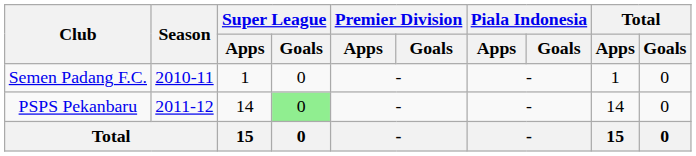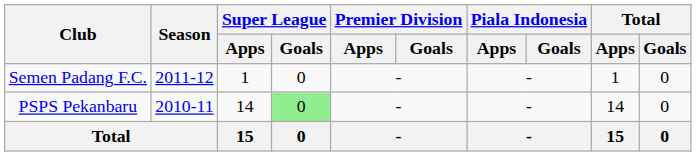(184, 77) 2010-11 -> (184, 77) 2011-12
(184, 107) 2011-12 -> (184, 107) 2010-11
